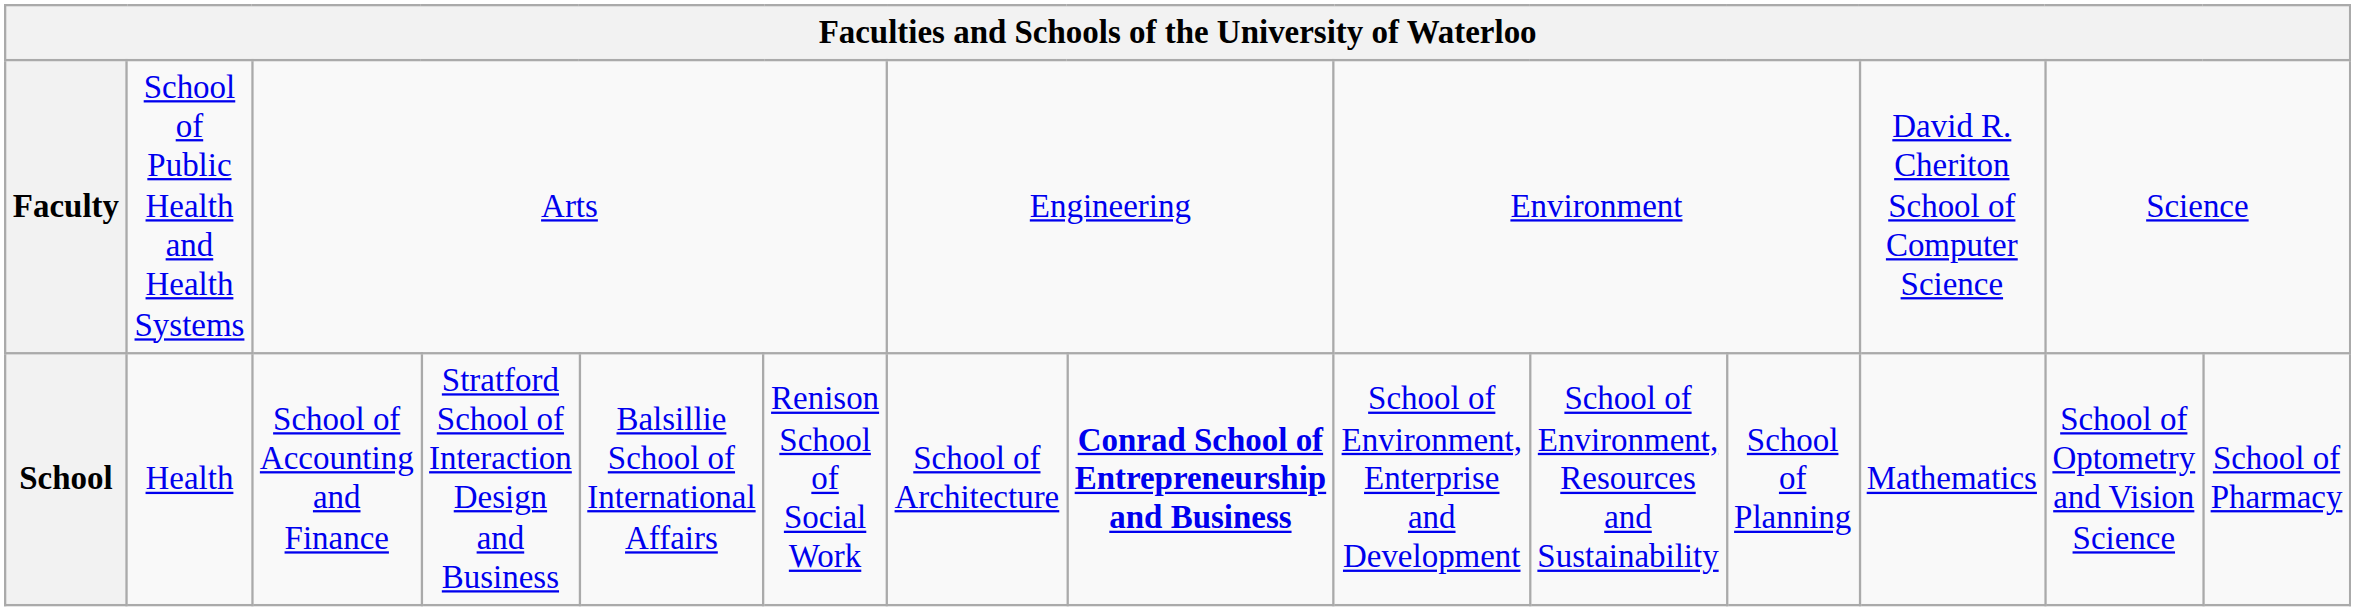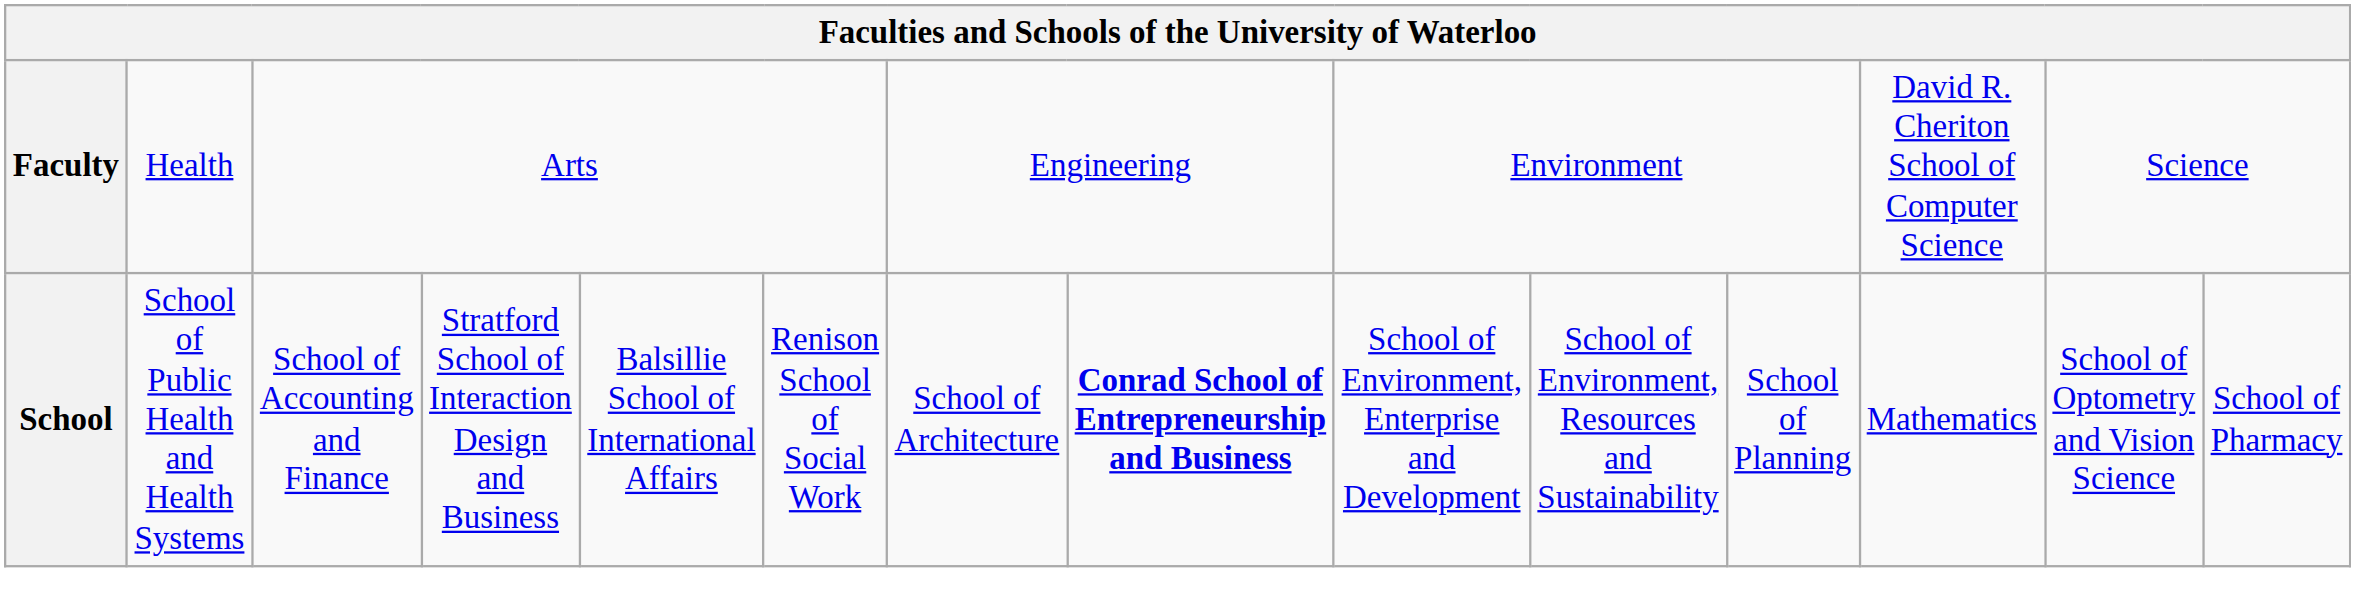(189, 205) School of Public Health and Health Systems -> (189, 166) Health
(189, 478) Health -> (189, 419) School of Public Health and Health Systems
